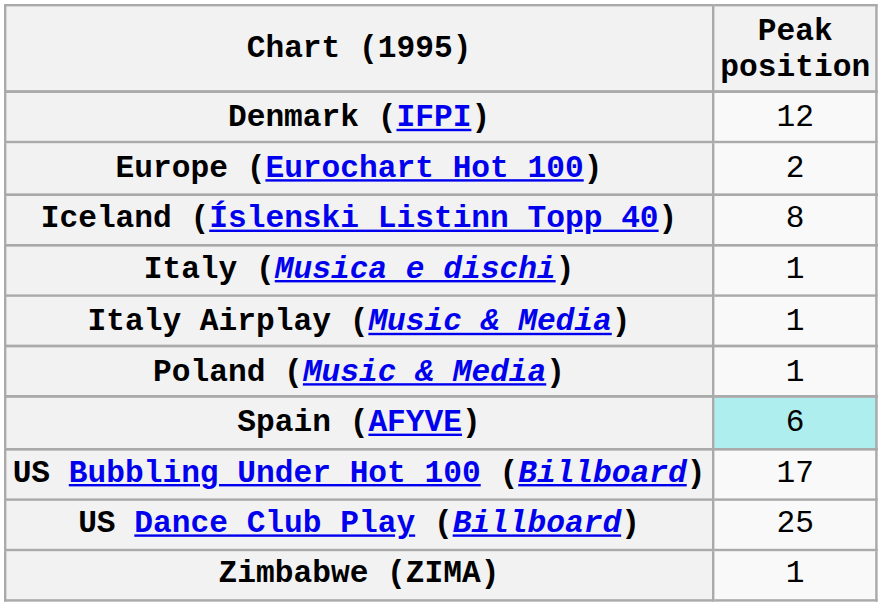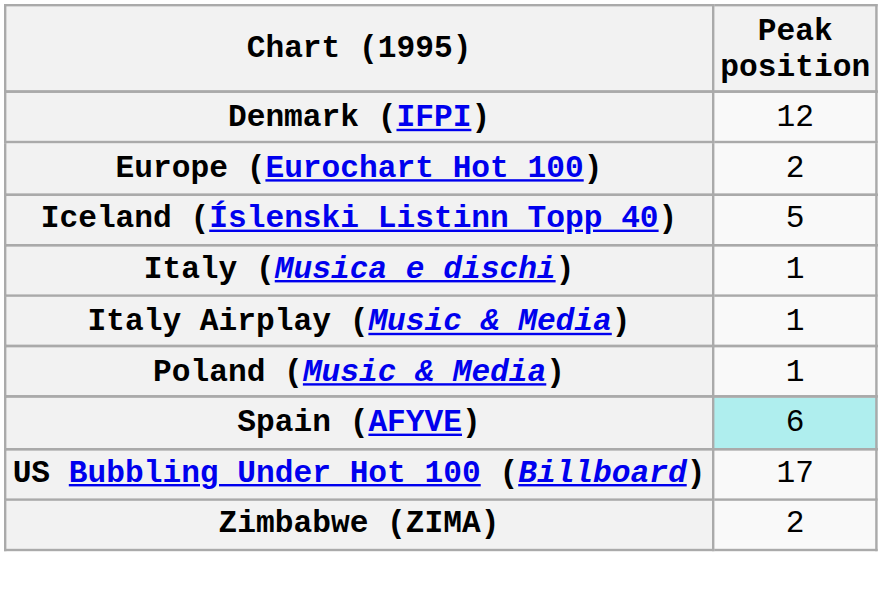(795, 219) 8 -> (795, 219) 5
- row: (359, 524)
(795, 575) 1 -> (795, 524) 2
